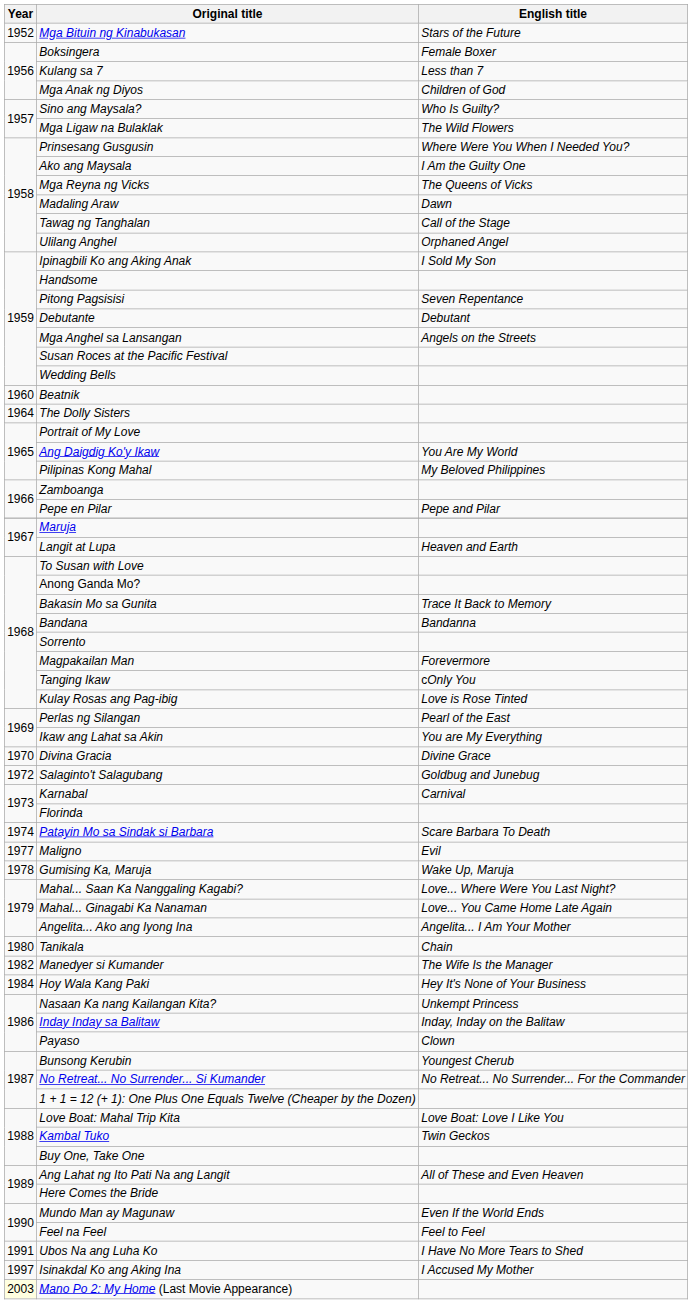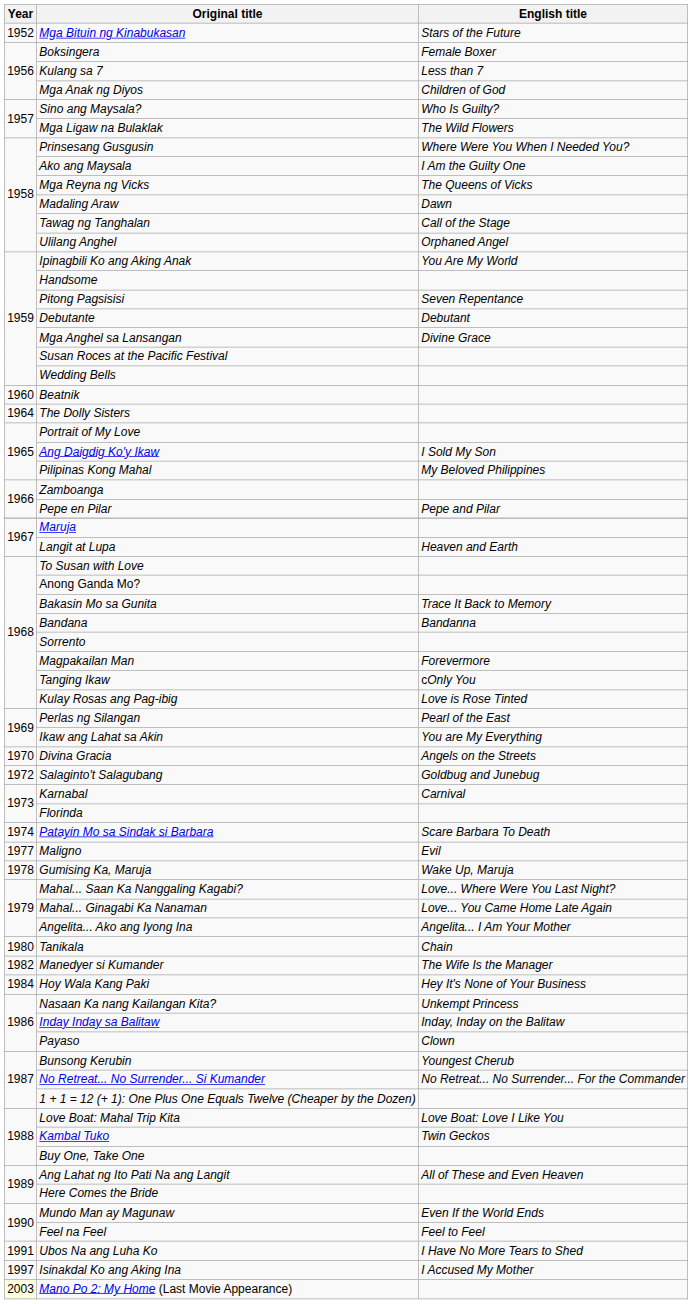(459, 261) I Sold My Son -> (469, 261) You Are My World
(479, 337) Angels on the Streets -> (456, 337) Divine Grace
(469, 451) You Are My World -> (459, 451) I Sold My Son
(456, 756) Divine Grace -> (479, 756) Angels on the Streets
